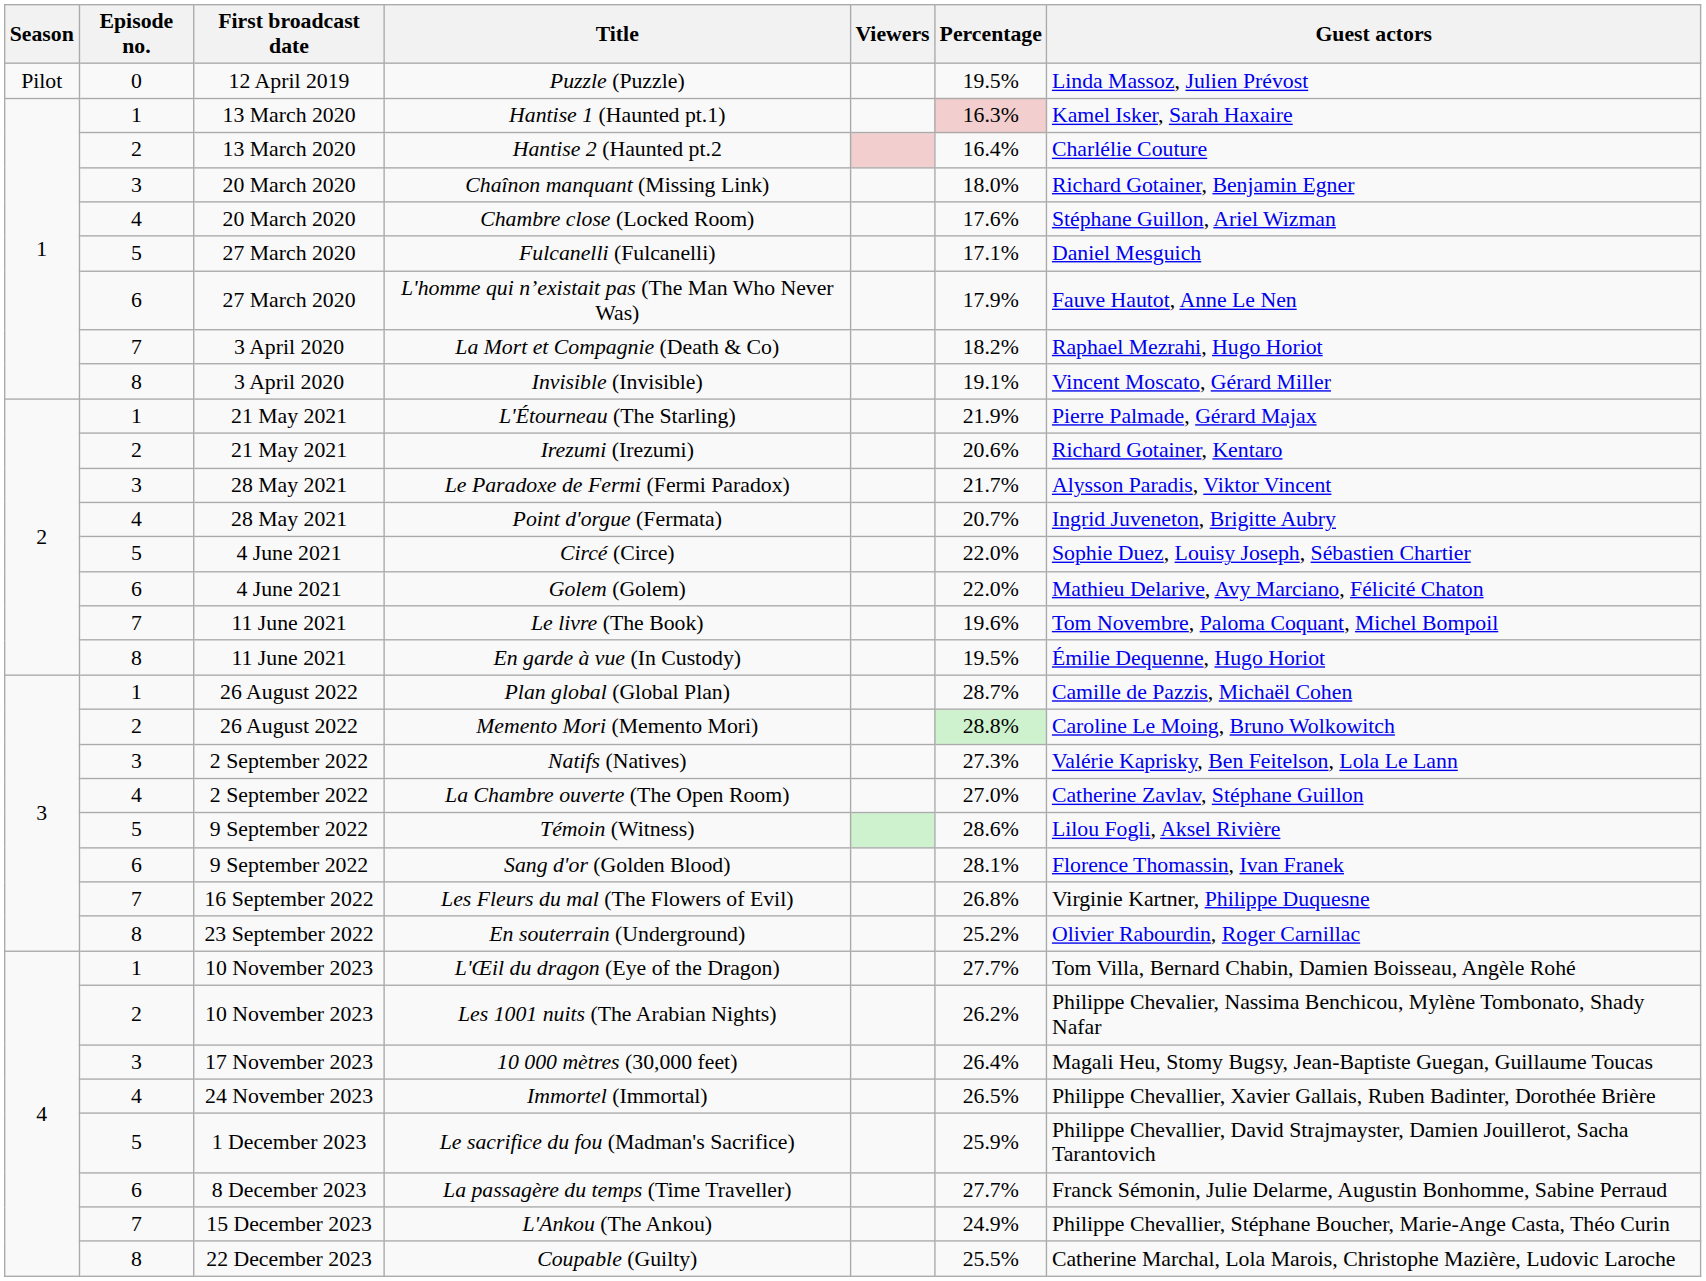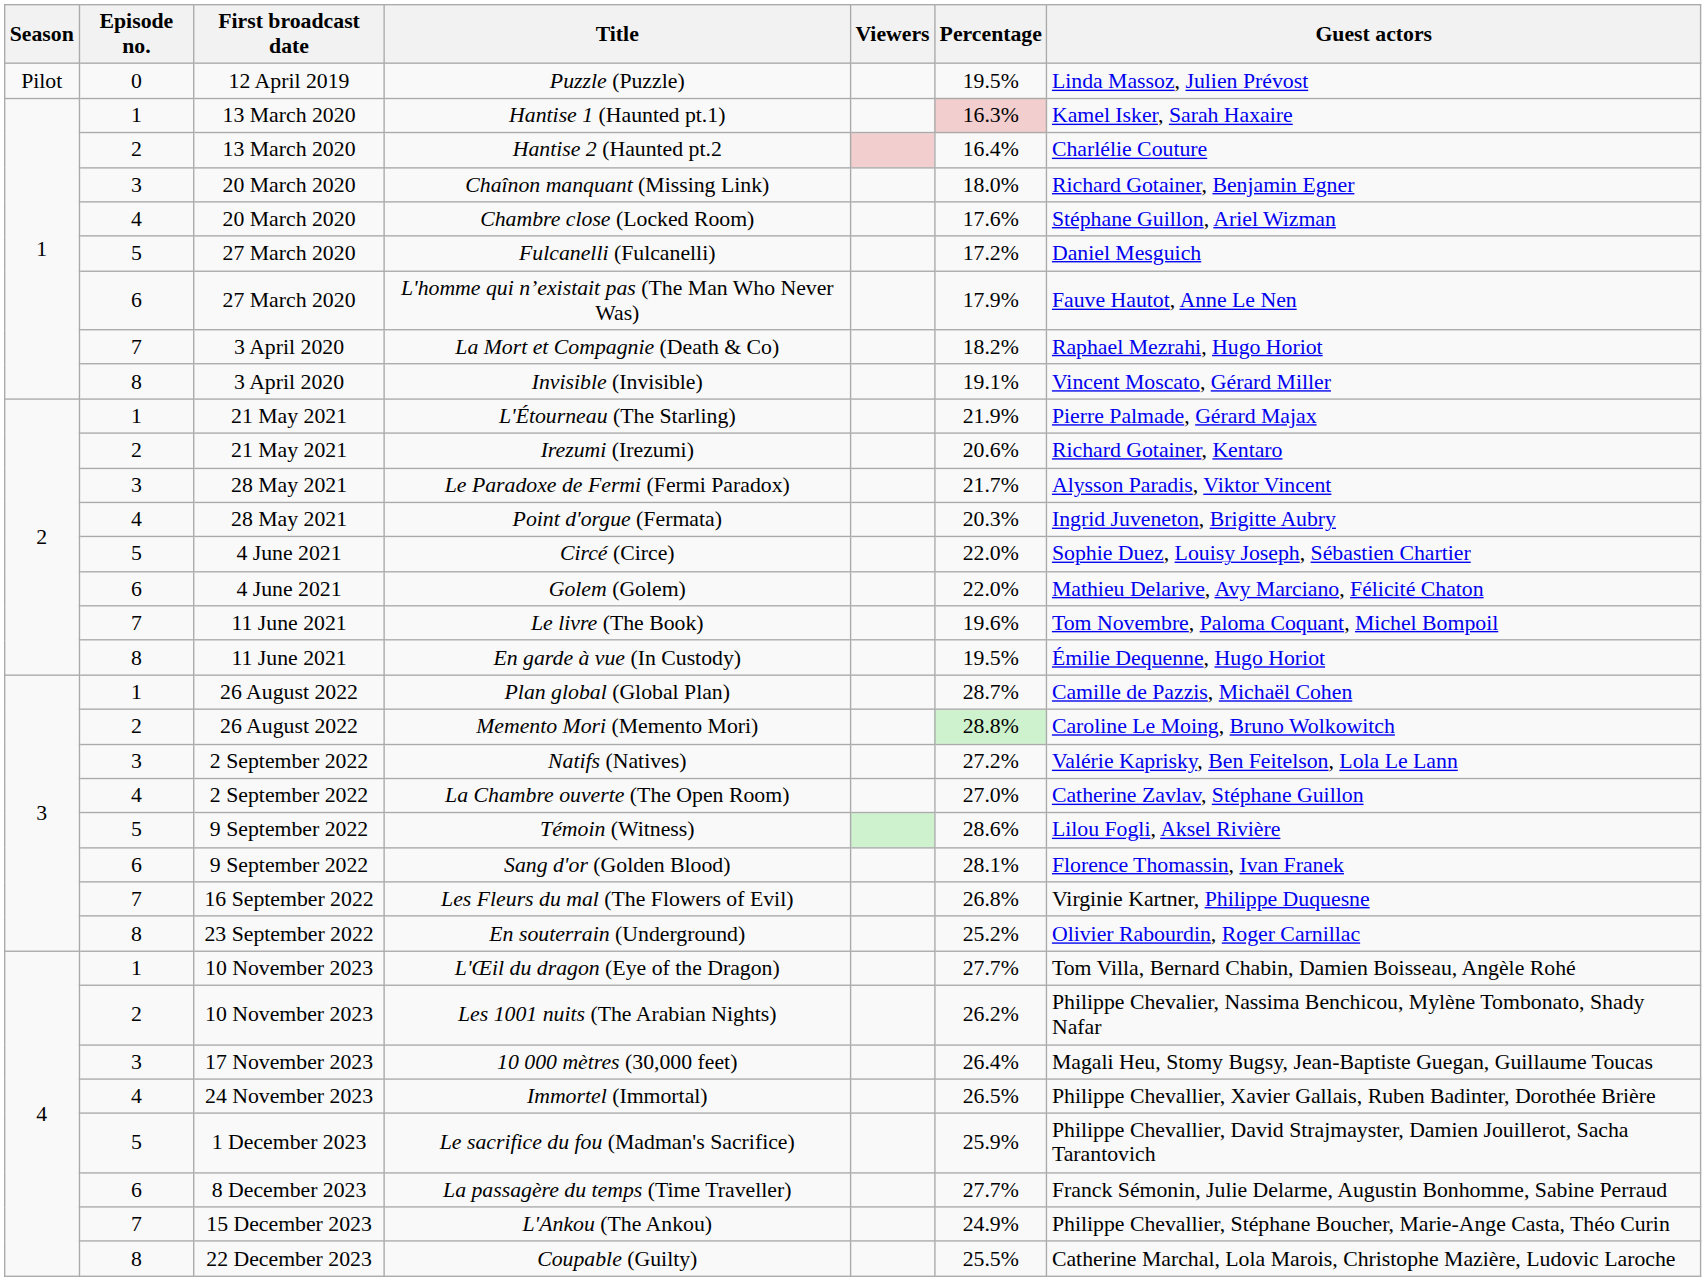(991, 253) 17.1% -> (991, 253) 17.2%
(991, 519) 20.7% -> (991, 519) 20.3%
(991, 760) 27.3% -> (991, 760) 27.2%
